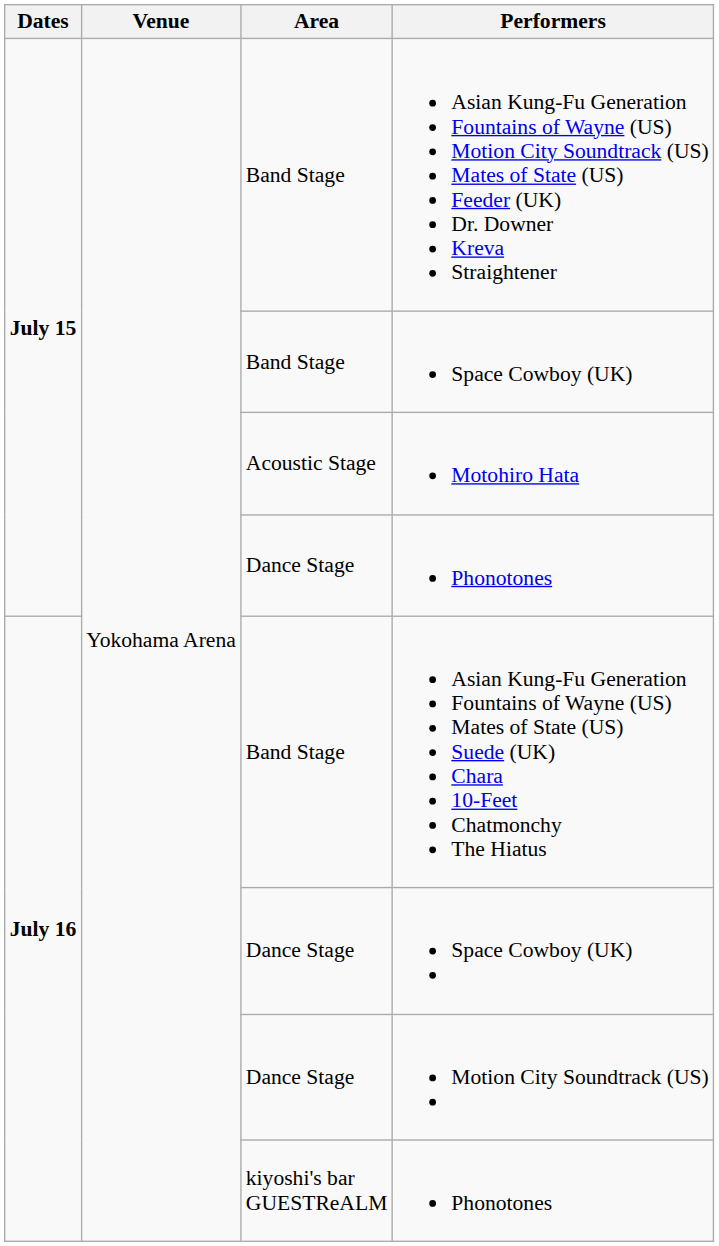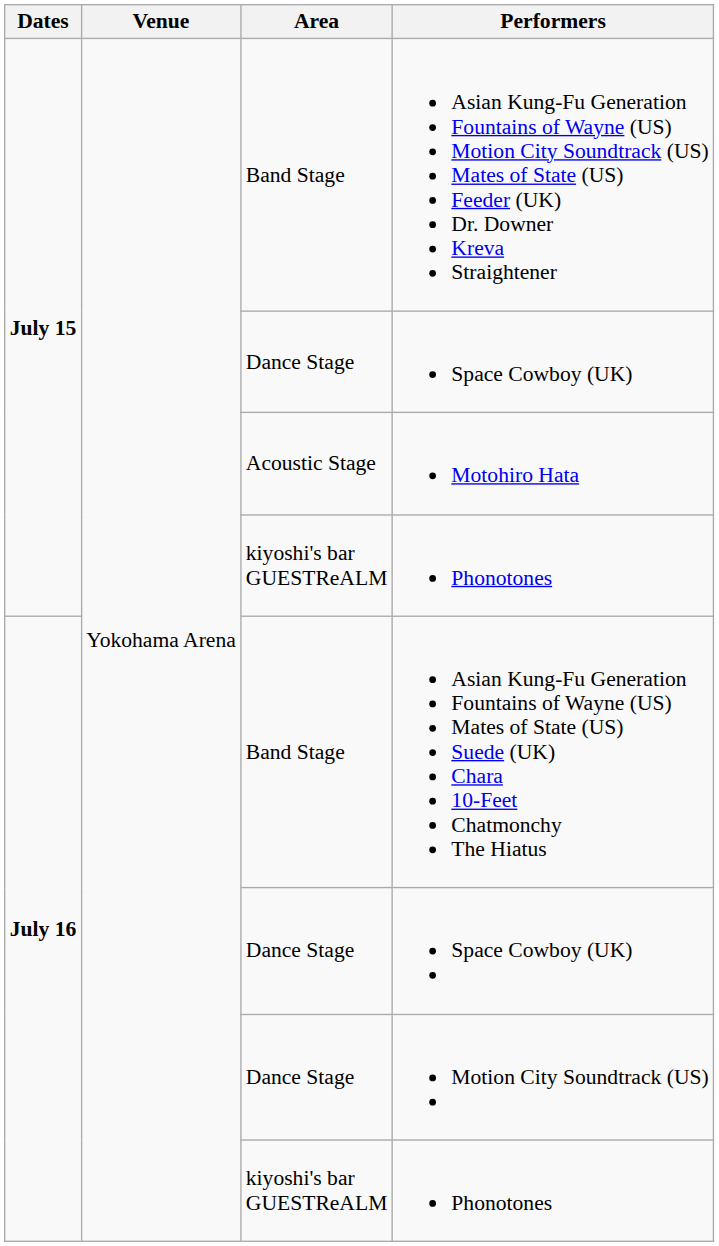(295, 361) Band Stage -> (300, 361) Dance Stage
(300, 565) Dance Stage -> (317, 565) kiyoshi's bar GUESTReALM
